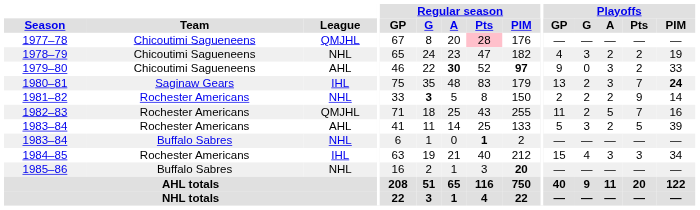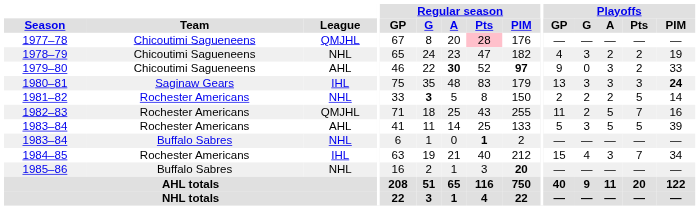(587, 83) 2 -> (587, 83) 3
(639, 83) 7 -> (639, 83) 3
(639, 97) 9 -> (639, 97) 5
(610, 126) 2 -> (610, 126) 5
(639, 155) 3 -> (639, 155) 7
